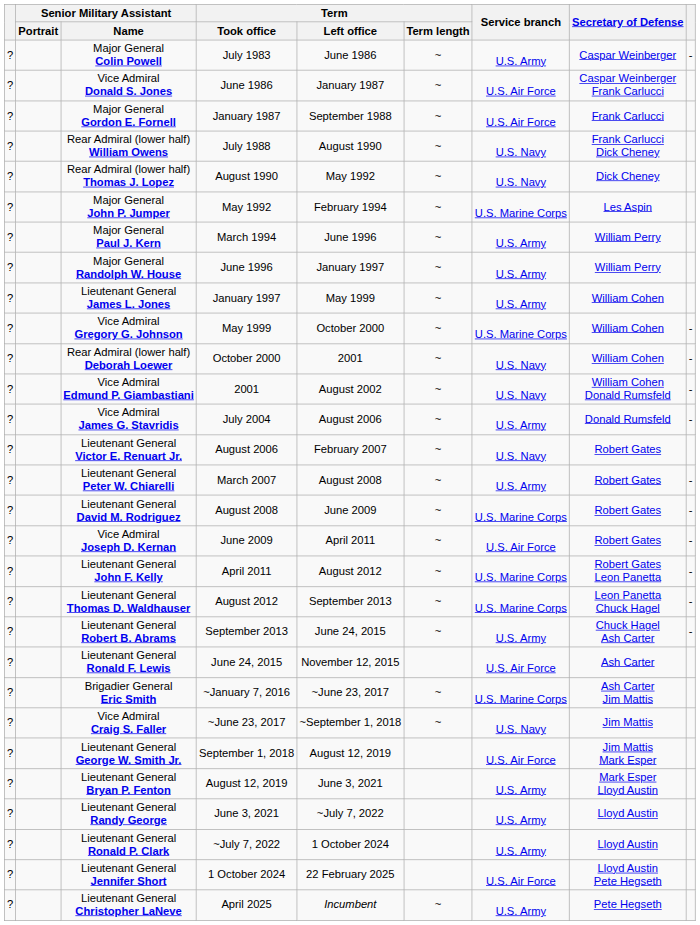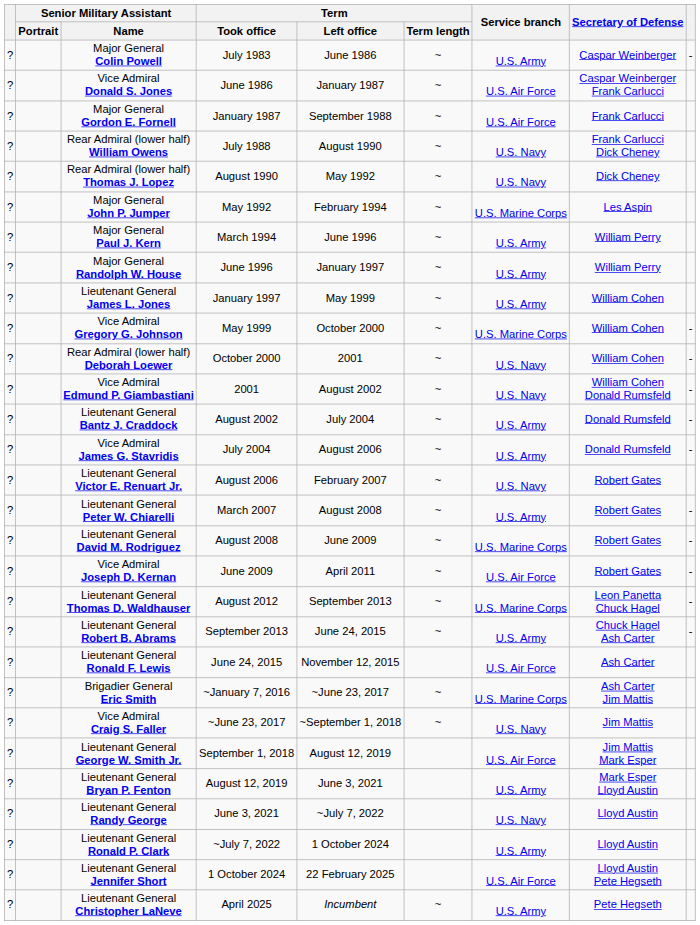+ row: (129, 419)
- row: (129, 571)
(521, 820) U.S. Army -> (521, 820) U.S. Navy
